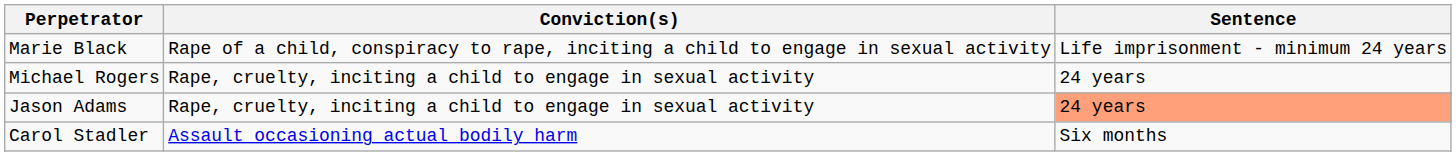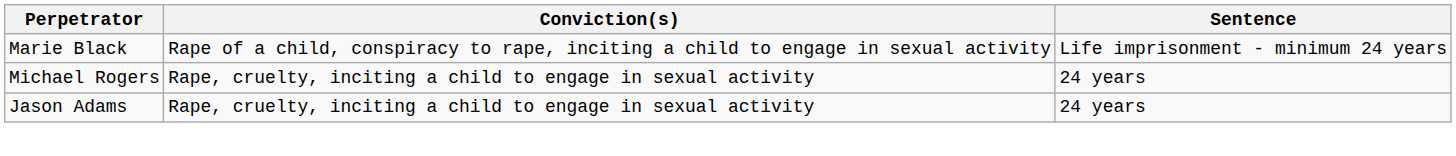(1103, 107) lightsalmon background -> (1103, 107) no background
- row: (79, 136)
